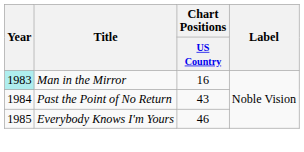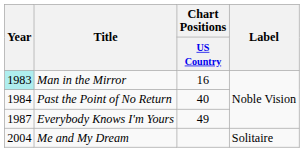(203, 99) 43 -> (203, 99) 40
(19, 118) 1985 -> (19, 118) 1987
(203, 118) 46 -> (203, 118) 49
+ row: (83, 137)
